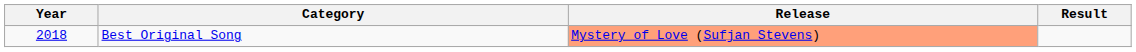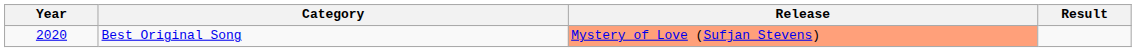(51, 36) 2018 -> (51, 36) 2020
